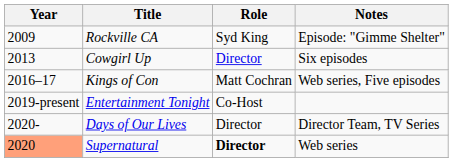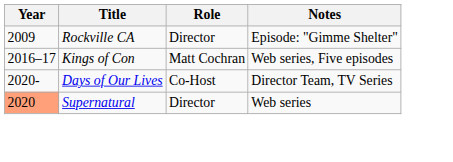(242, 37) Syd King -> (192, 37) Director
- row: (118, 59)
- row: (148, 102)
(239, 124) Director -> (192, 80) Co-Host
(241, 146) bold -> (192, 102) normal
